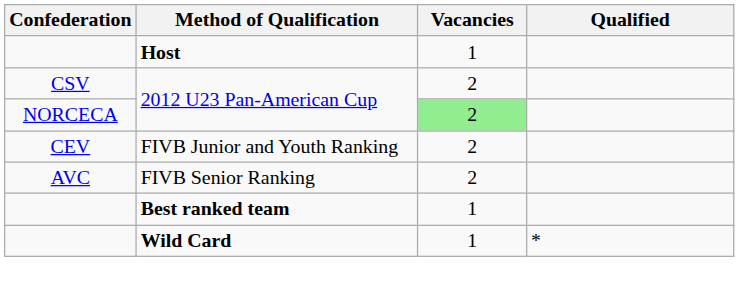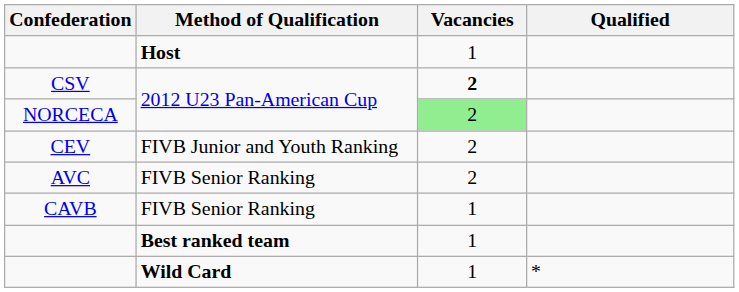(472, 83) normal -> (472, 83) bold
+ row: (70, 209)
